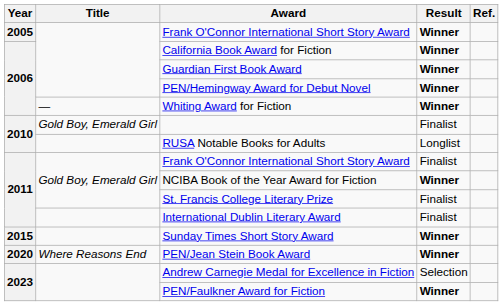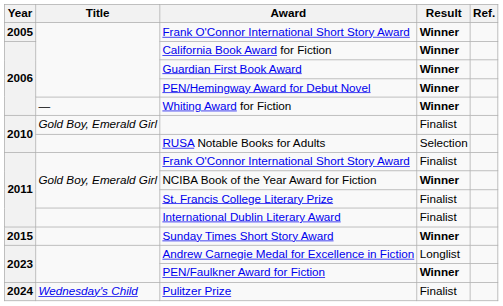(440, 143) Longlist -> (444, 143) Selection
- row: (20, 254)
(444, 273) Selection -> (440, 254) Longlist
+ row: (20, 291)
